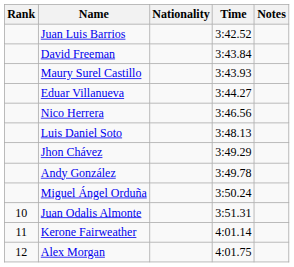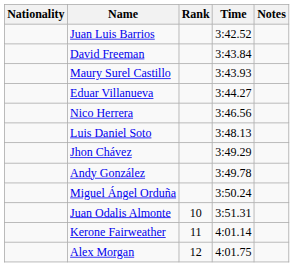columns swapped: (21, 14) <-> (181, 14)
